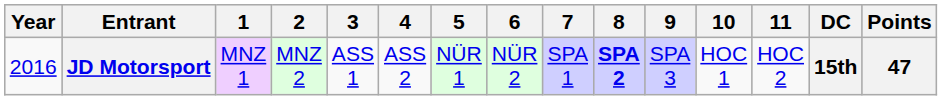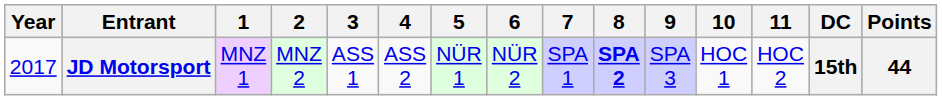(33, 66) 2016 -> (33, 66) 2017
(899, 66) 47 -> (899, 66) 44
